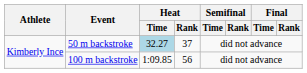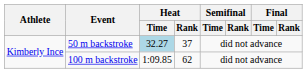(187, 60) 56 -> (187, 60) 62
